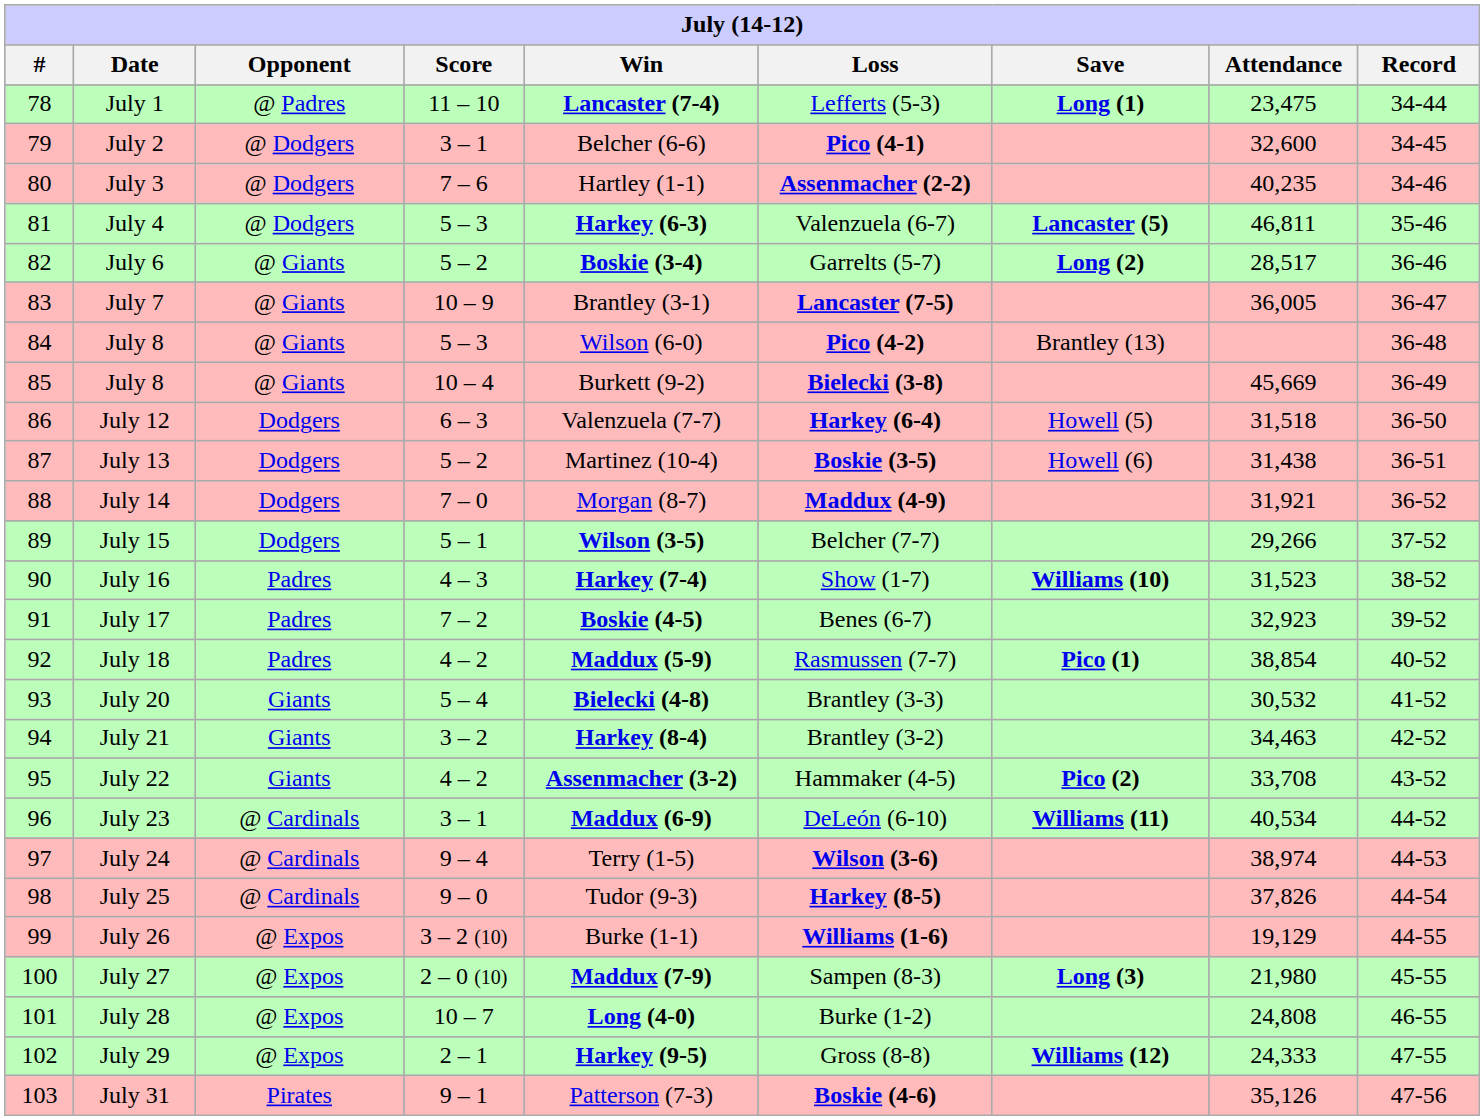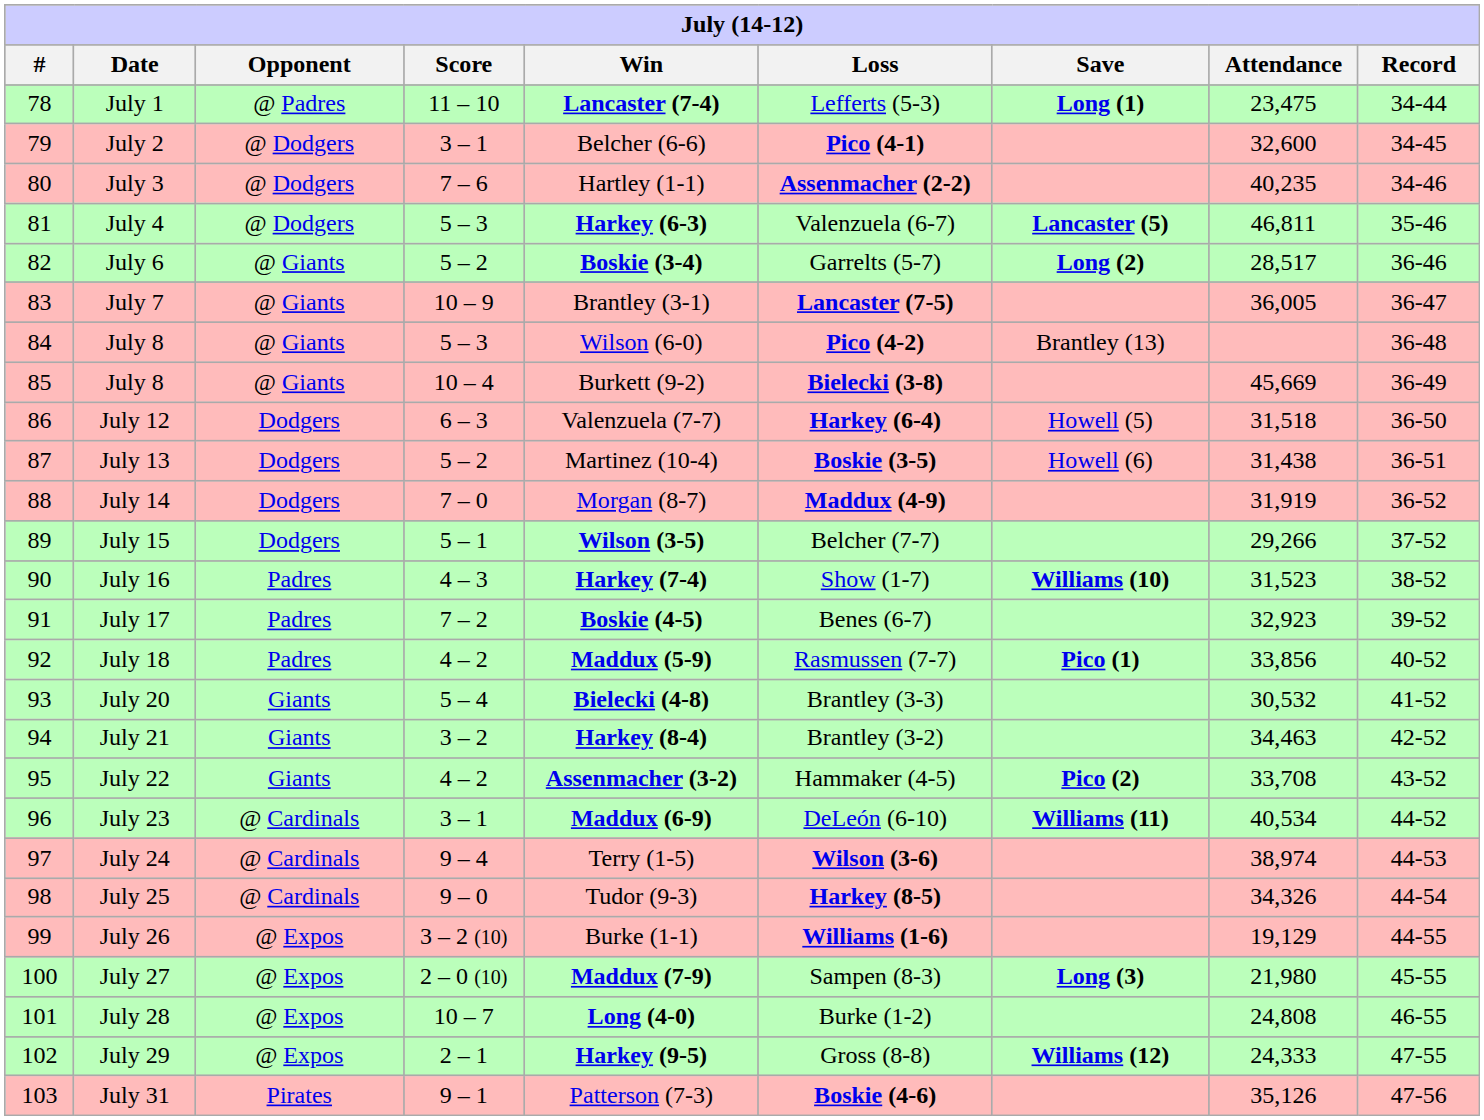(1283, 500) 31,921 -> (1283, 500) 31,919
(1283, 658) 38,854 -> (1283, 658) 33,856
(1283, 896) 37,826 -> (1283, 896) 34,326
